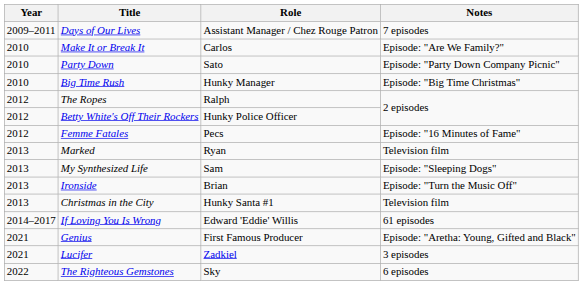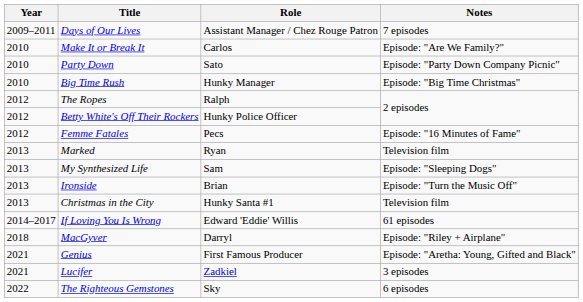+ row: (84, 237)
